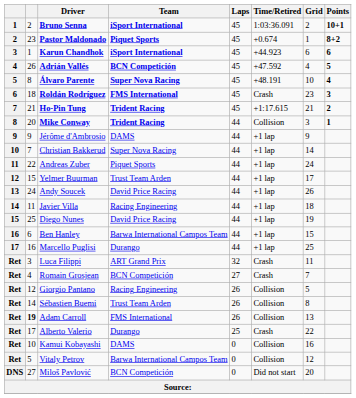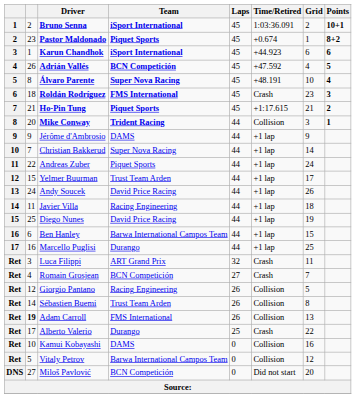(137, 108) Trident Racing -> (135, 108) Piquet Sports
